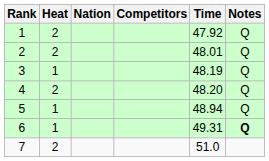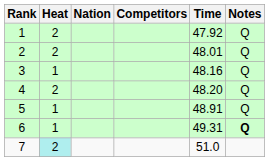(208, 71) 48.19 -> (208, 71) 48.16
(208, 109) 48.94 -> (208, 109) 48.91
(55, 147) no background -> (55, 147) paleturquoise background
